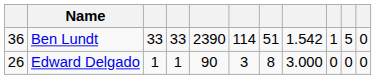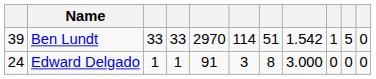(16, 39) 36 -> (16, 39) 39
(209, 39) 2390 -> (209, 39) 2970
(16, 62) 26 -> (16, 62) 24
(209, 62) 90 -> (209, 62) 91
